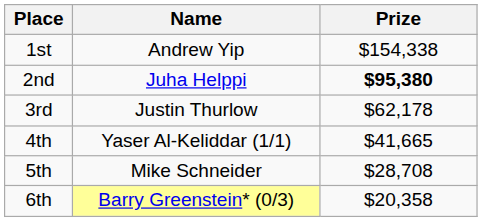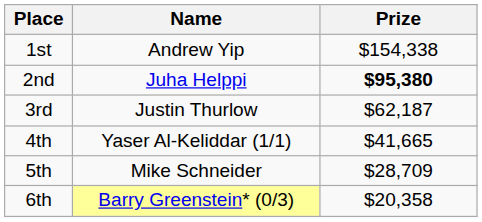(398, 110) $62,178 -> (398, 110) $62,187
(398, 170) $28,708 -> (398, 170) $28,709
